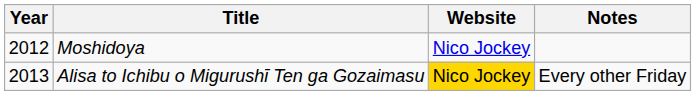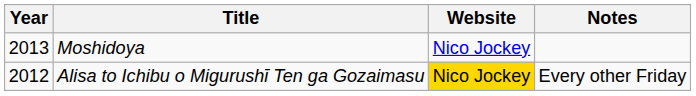(29, 47) 2012 -> (29, 47) 2013
(29, 76) 2013 -> (29, 76) 2012
